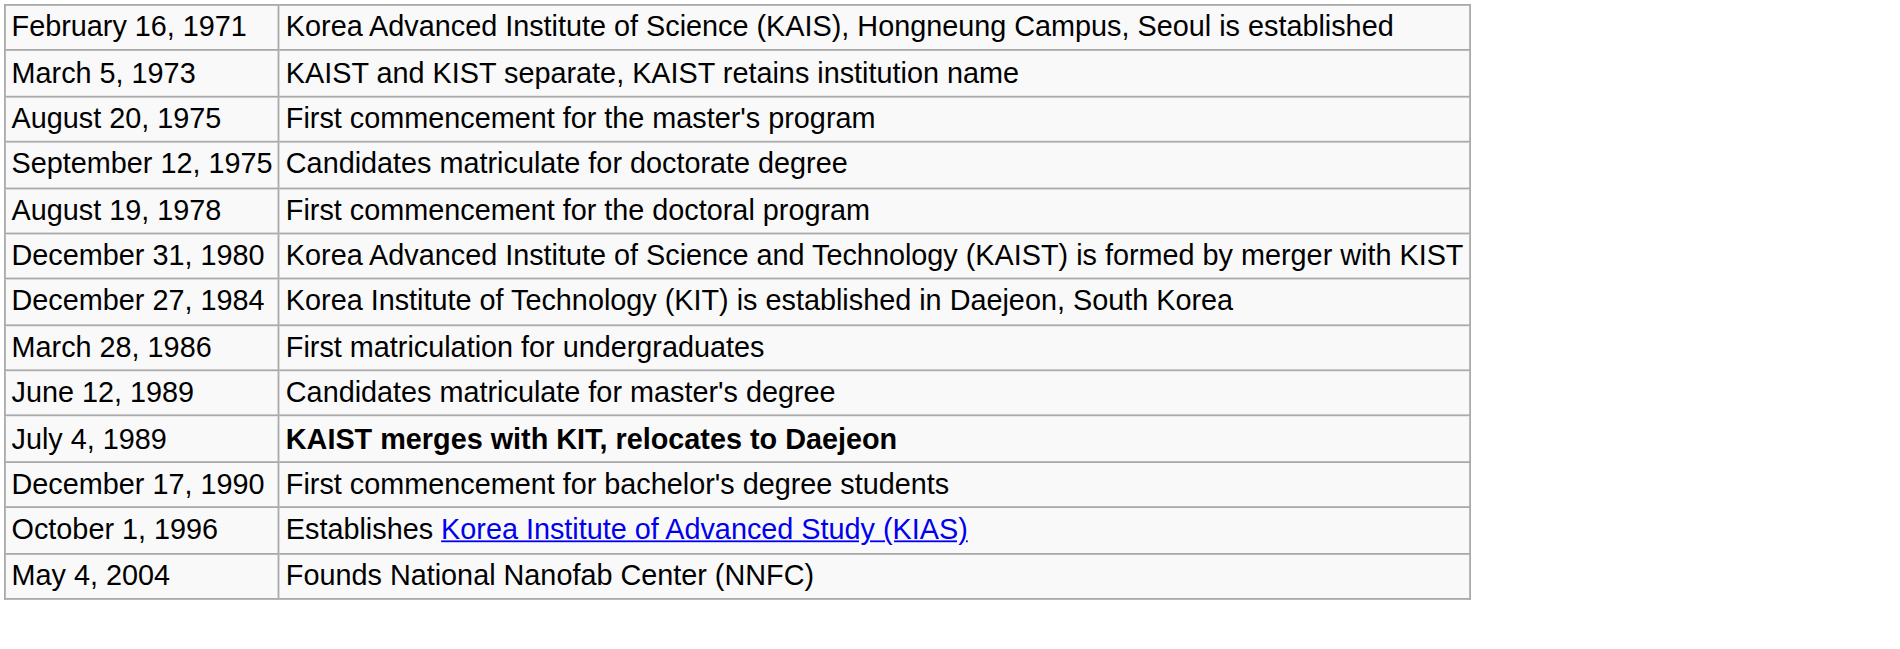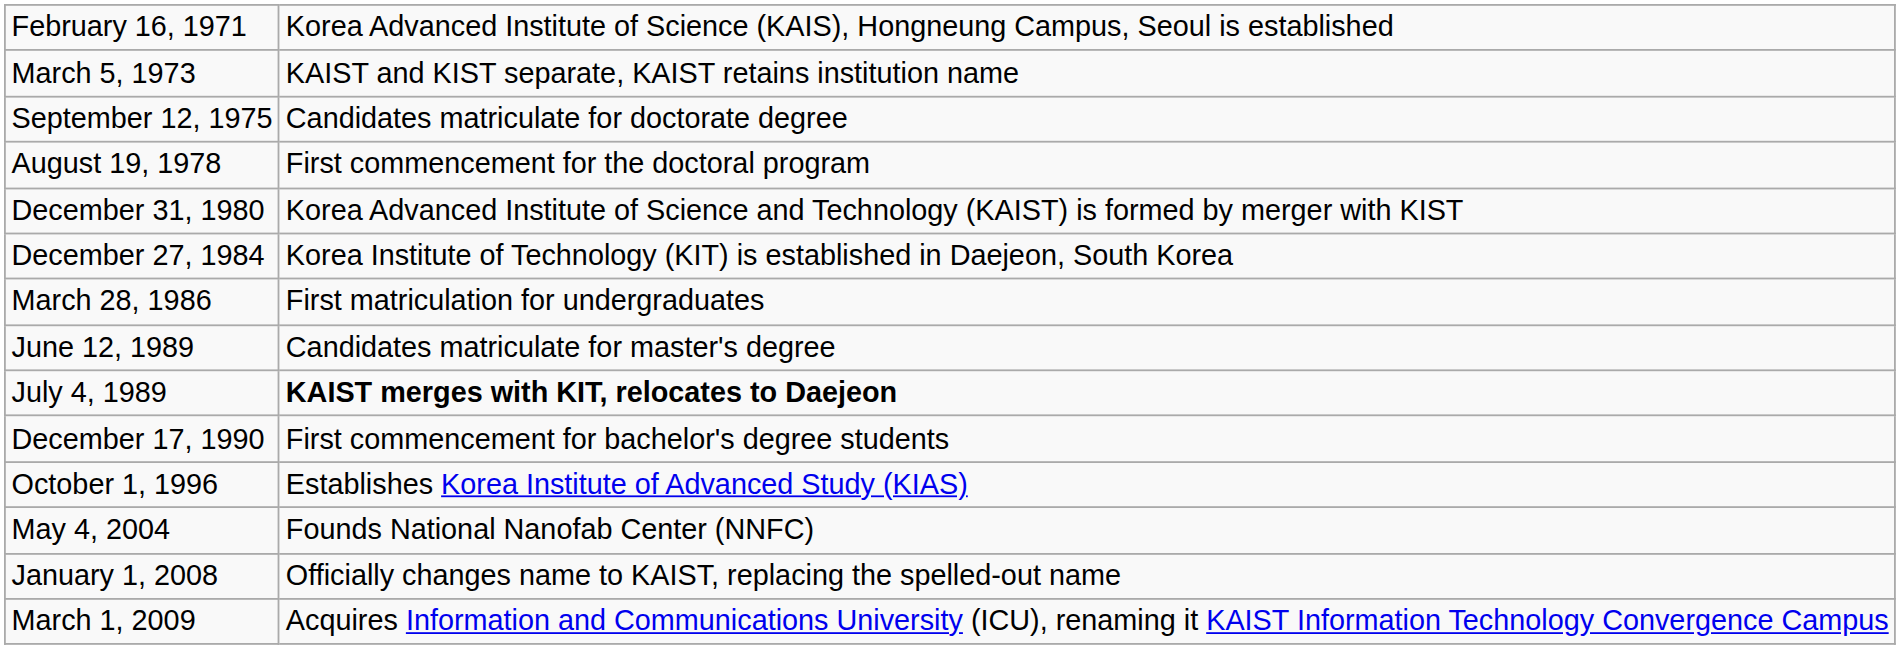- row: (116, 118)
+ row: (115, 575)
+ row: (104, 621)
